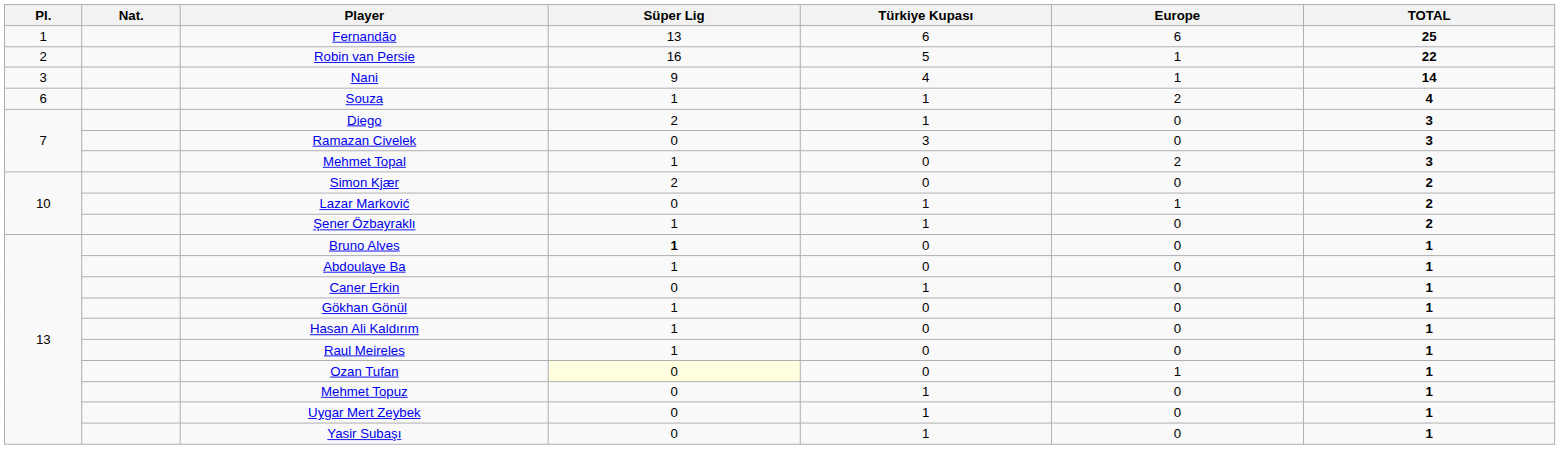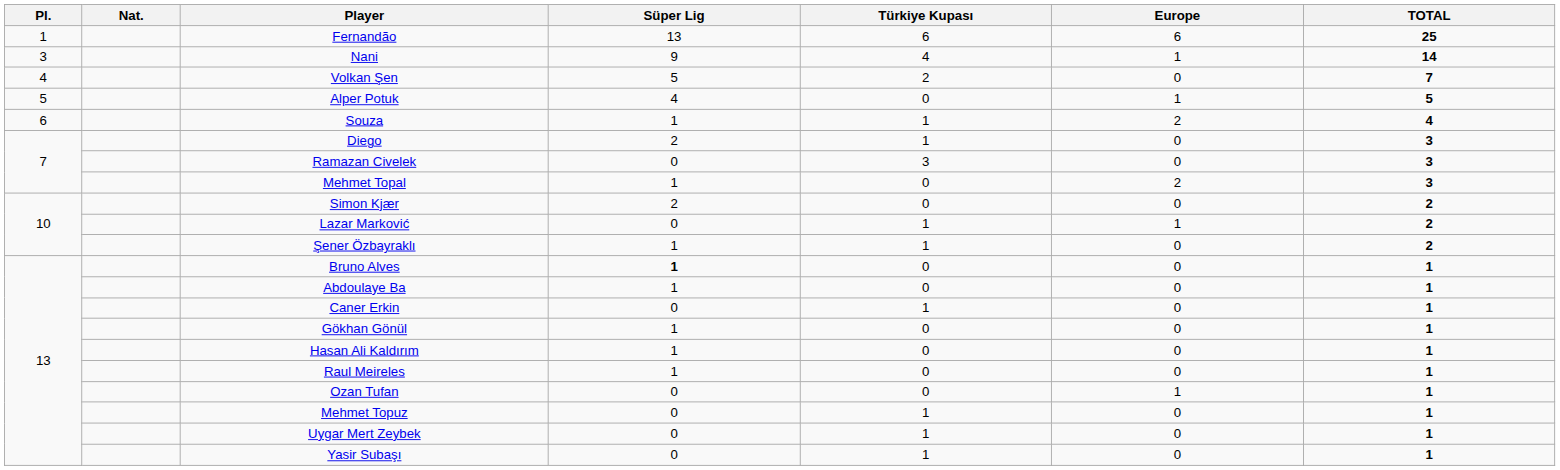- row: (364, 57)
+ row: (364, 78)
+ row: (364, 99)
(674, 371) lightyellow background -> (674, 392) no background
